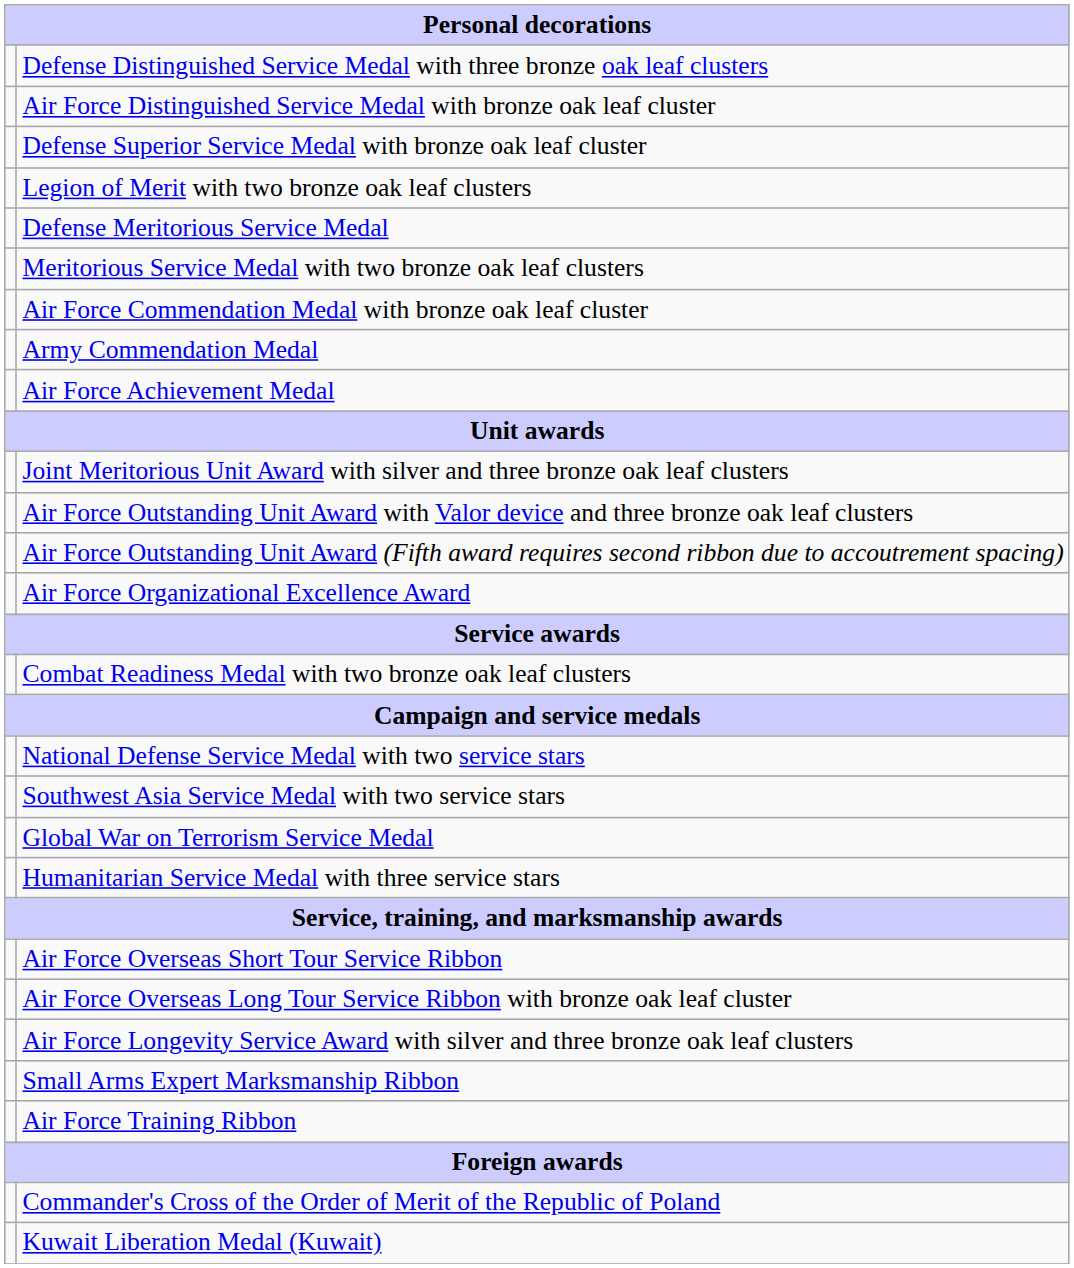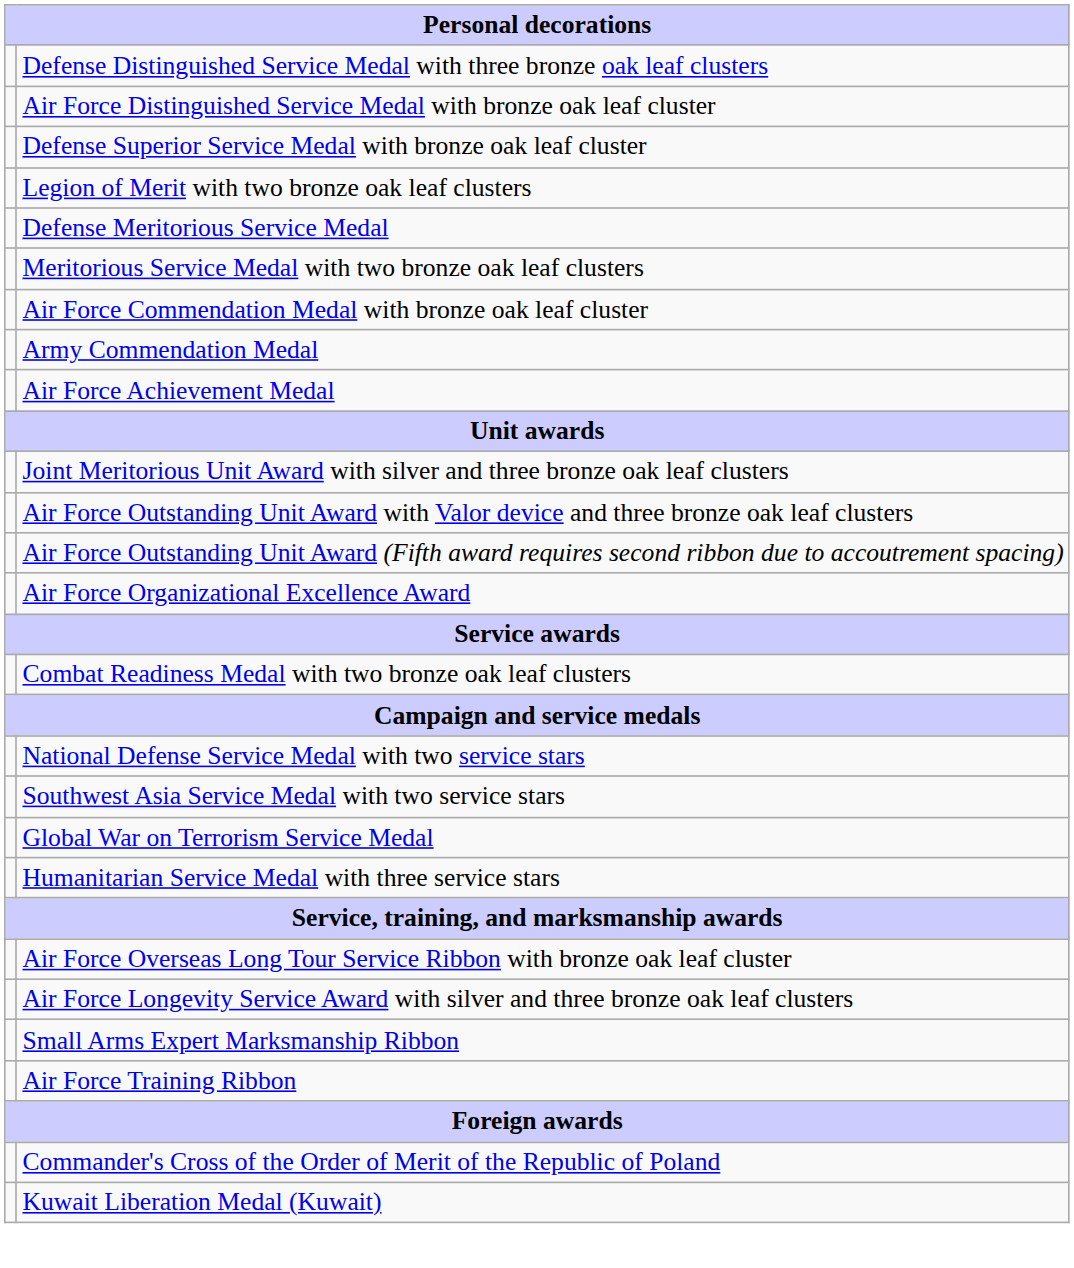- row: (262, 958)
